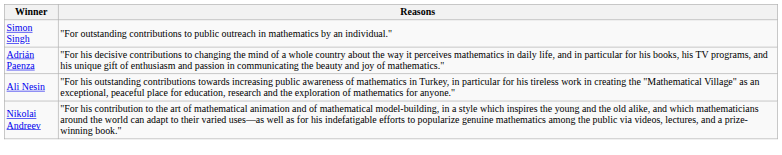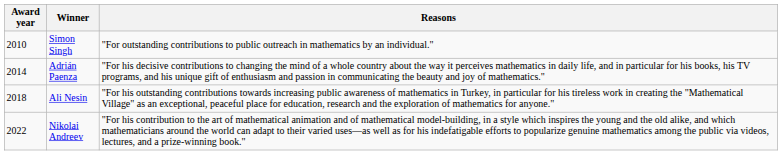+ column: (26, 17)
